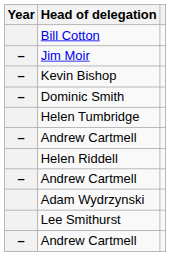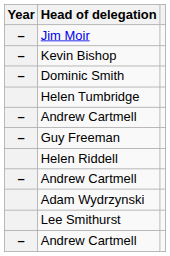- row: (21, 35)
+ row: (21, 138)
